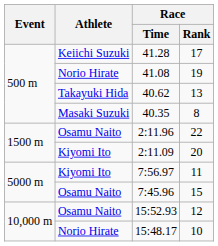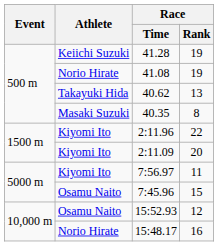(197, 54) 17 -> (197, 54) 19
(90, 133) Osamu Naito -> (84, 133) Kiyomi Ito
(197, 231) 10 -> (197, 231) 16
